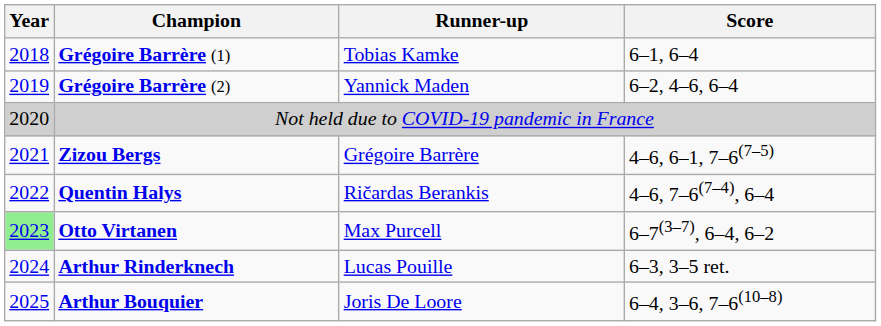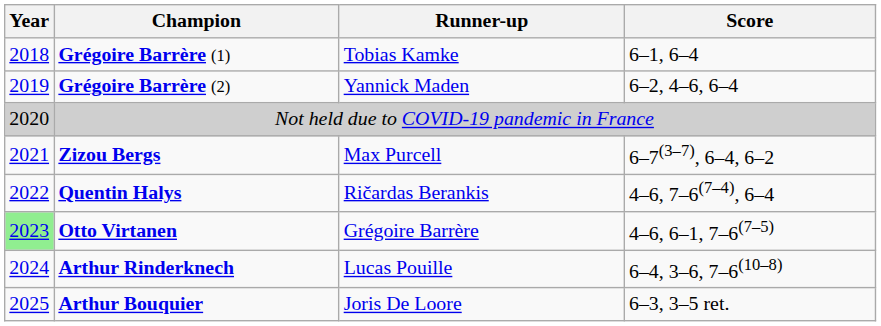(411, 154) Grégoire Barrère -> (393, 154) Max Purcell
(702, 154) 4–6, 6–1, 7–6(7–5) -> (702, 154) 6–7(3–7), 6–4, 6–2
(393, 231) Max Purcell -> (411, 231) Grégoire Barrère
(702, 231) 6–7(3–7), 6–4, 6–2 -> (702, 231) 4–6, 6–1, 7–6(7–5)
(679, 266) 6–3, 3–5 ret. -> (706, 269) 6–4, 3–6, 7–6(10–8)
(706, 301) 6–4, 3–6, 7–6(10–8) -> (679, 304) 6–3, 3–5 ret.
